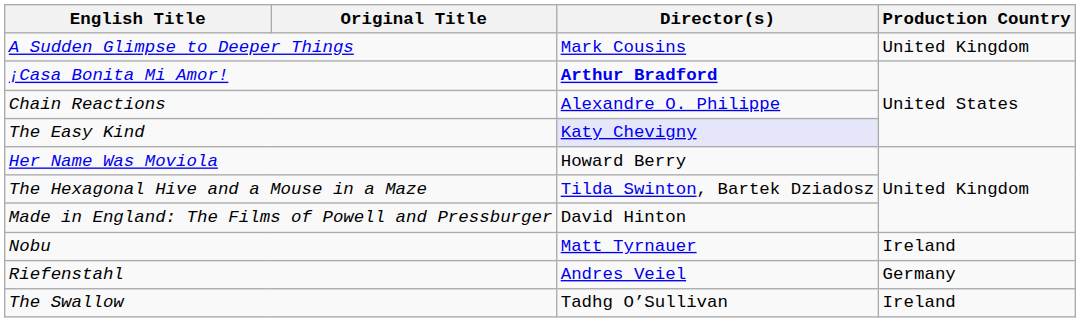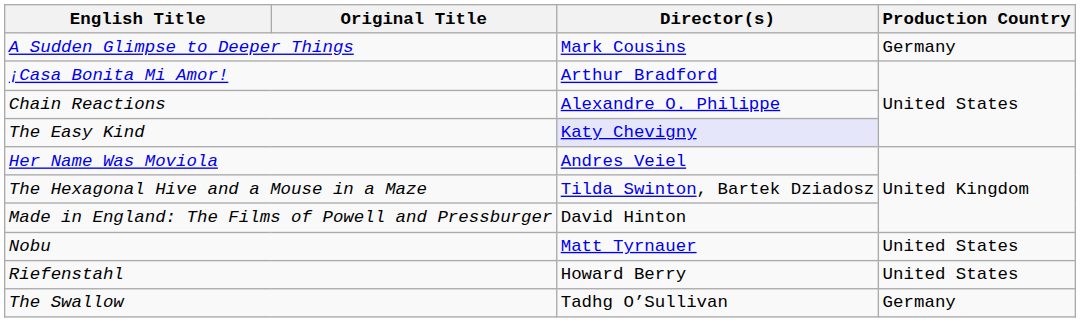(956, 47) United Kingdom -> (919, 47) Germany
(639, 76) bold -> (639, 76) normal
(623, 161) Howard Berry -> (623, 161) Andres Veiel
(919, 246) Ireland -> (951, 246) United States
(623, 274) Andres Veiel -> (623, 274) Howard Berry
(919, 274) Germany -> (951, 274) United States
(919, 303) Ireland -> (919, 303) Germany
